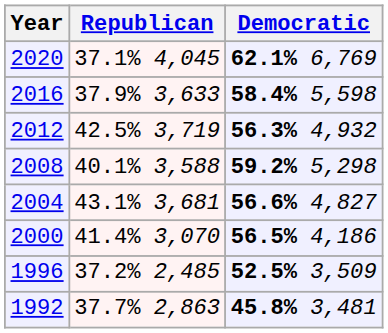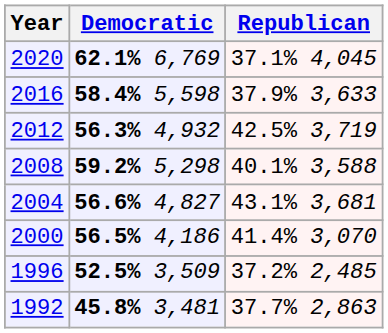columns swapped: (147, 24) <-> (304, 24)
